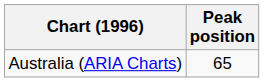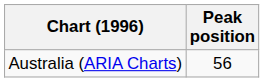(222, 63) 65 -> (222, 63) 56
